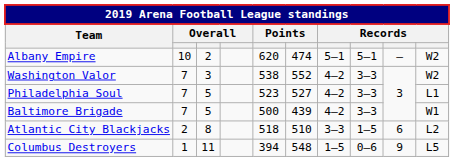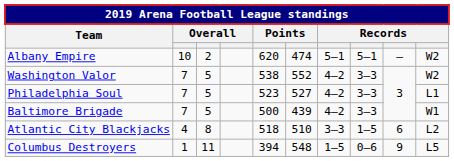(208, 76) 3 -> (208, 76) 5
(184, 130) 2 -> (184, 130) 4
